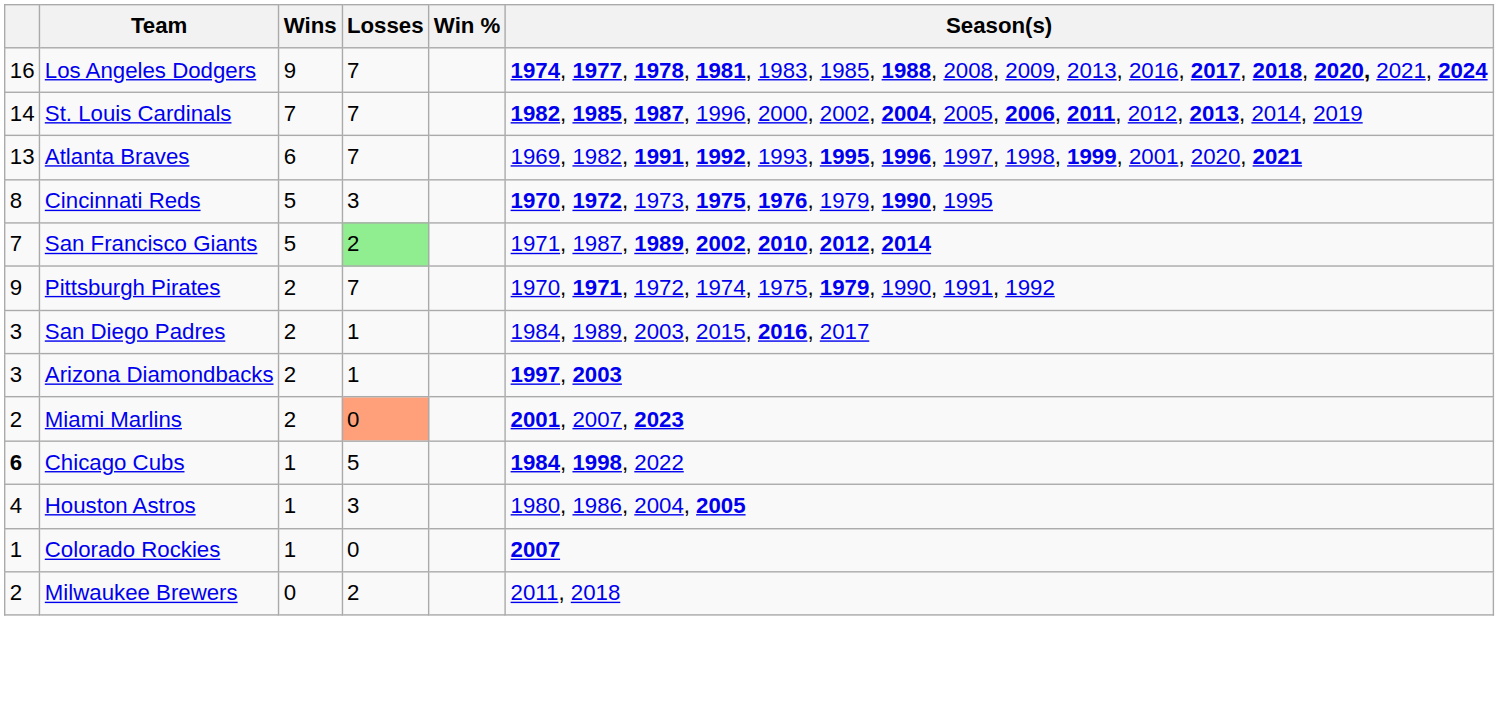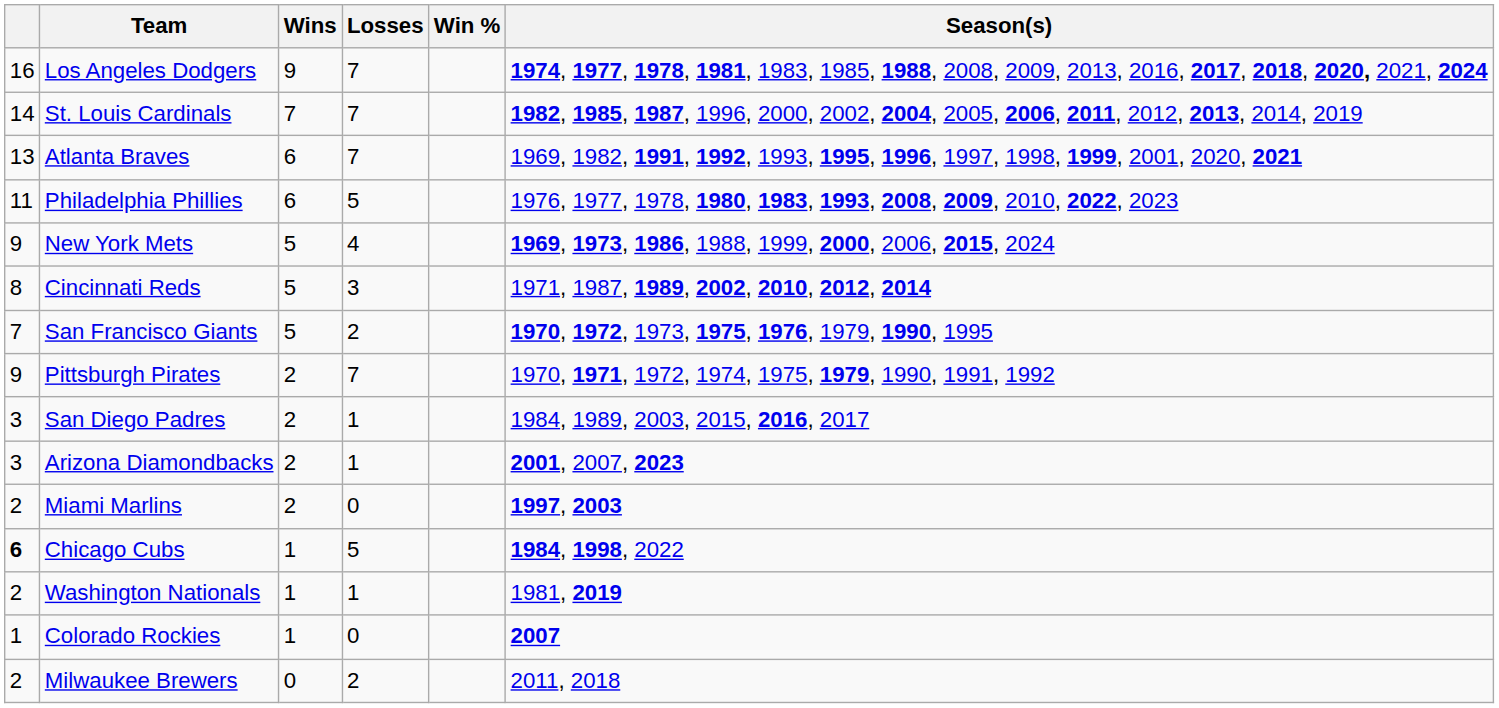+ row: (144, 200)
+ row: (119, 244)
(752, 200) 1970, 1972, 1973, 1975, 1976, 1979, 1990, 1995 -> (721, 287) 1971, 1987, 1989, 2002, 2010, 2012, 2014
(353, 244) lightgreen background -> (353, 331) no background
(721, 244) 1971, 1987, 1989, 2002, 2010, 2012, 2014 -> (752, 331) 1970, 1972, 1973, 1975, 1976, 1979, 1990, 1995
(566, 375) 1997, 2003 -> (597, 462) 2001, 2007, 2023
(353, 418) lightsalmon background -> (353, 506) no background
(597, 418) 2001, 2007, 2023 -> (566, 506) 1997, 2003
- row: (120, 506)
+ row: (153, 593)
